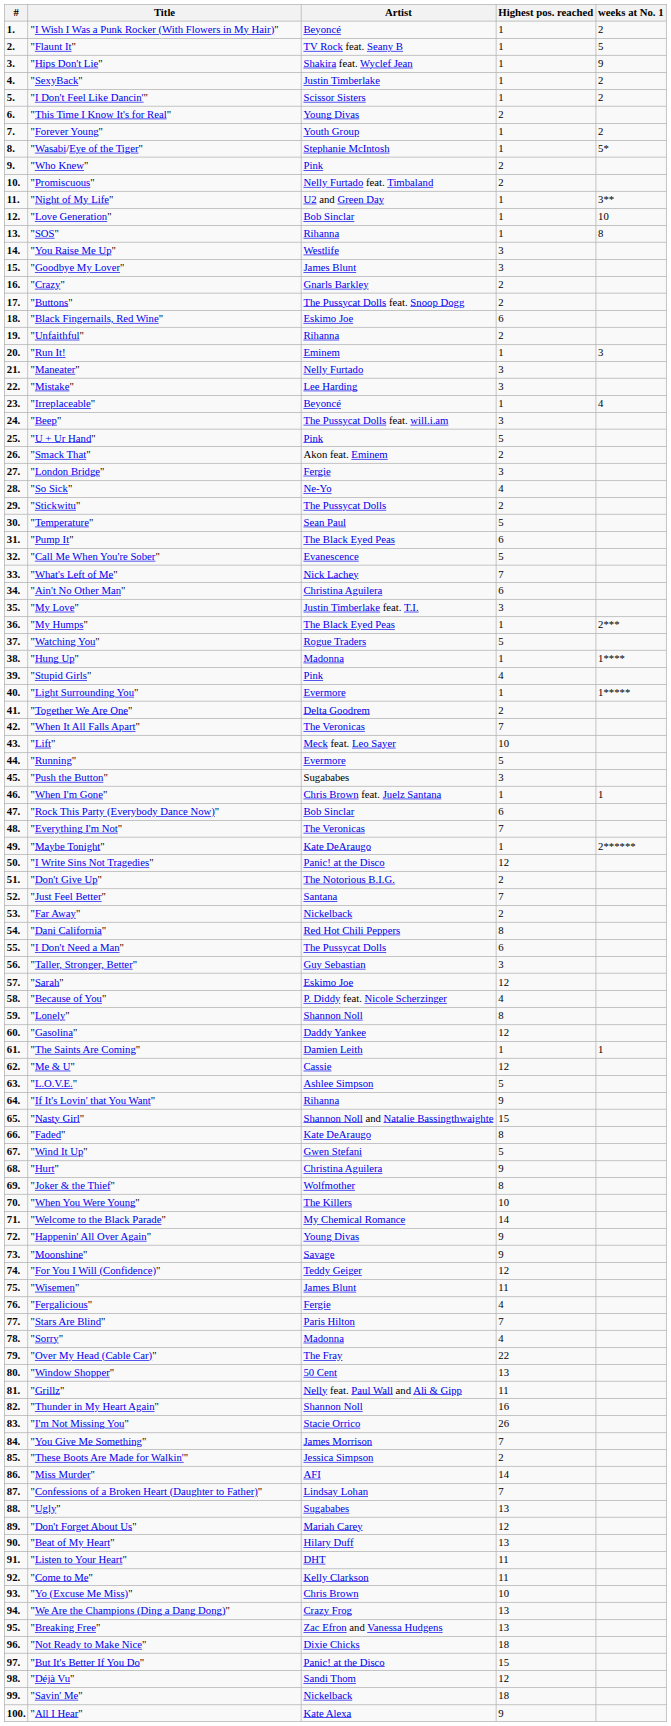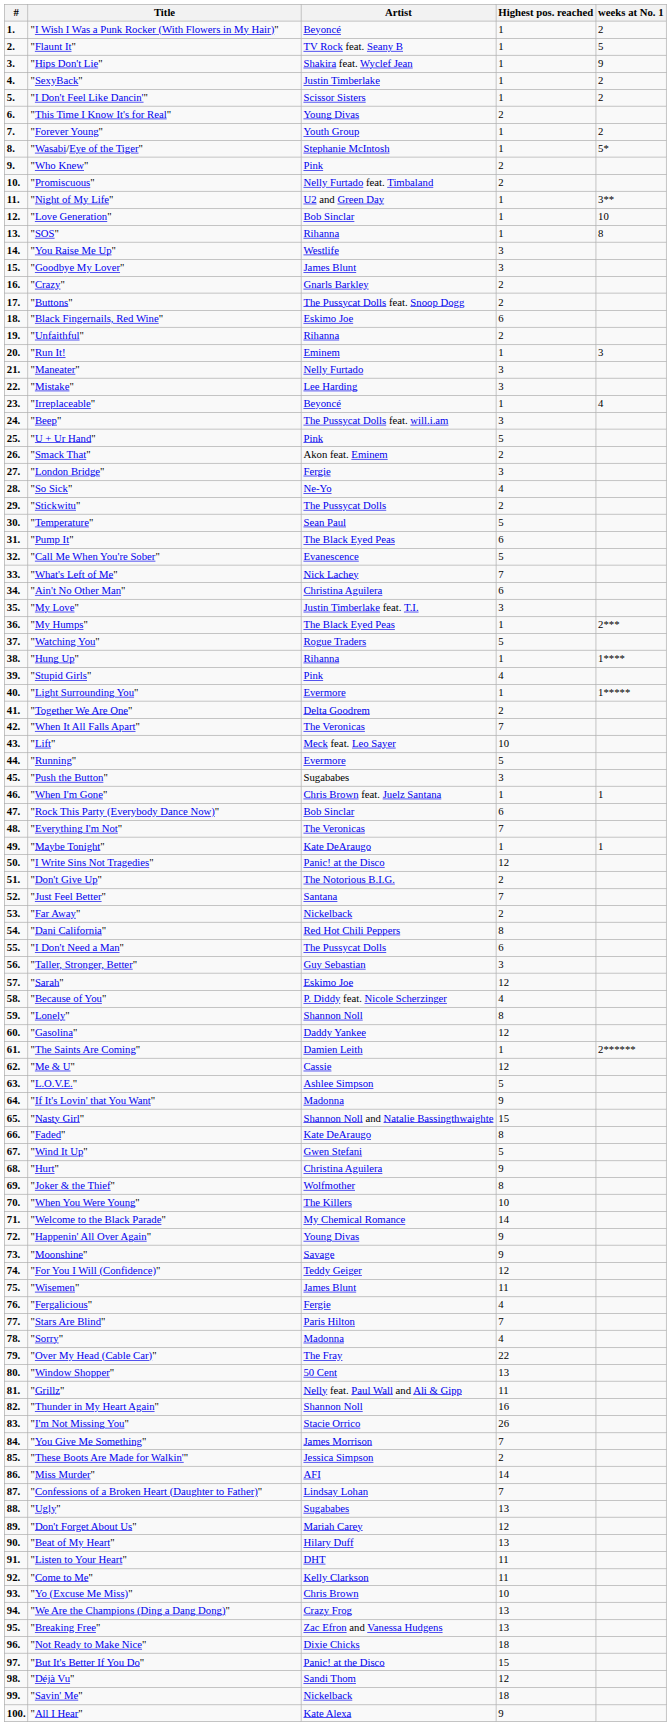(324, 659) Madonna -> (321, 659) Rihanna
(617, 846) 2****** -> (601, 846) 1
(601, 1050) 1 -> (617, 1050) 2******
(321, 1101) Rihanna -> (324, 1101) Madonna
